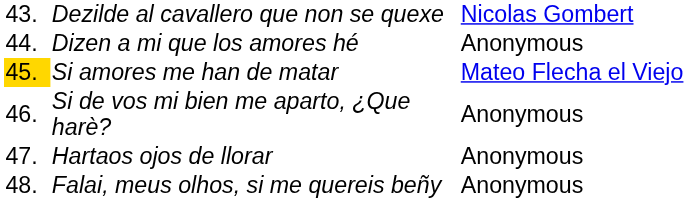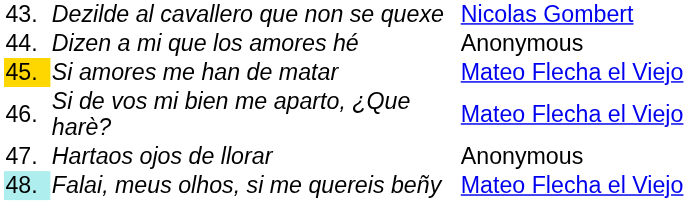(522, 114) Anonymous -> (572, 114) Mateo Flecha el Viejo
(22, 185) no background -> (22, 185) paleturquoise background
(522, 185) Anonymous -> (572, 185) Mateo Flecha el Viejo
